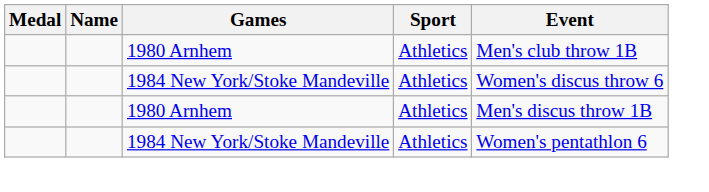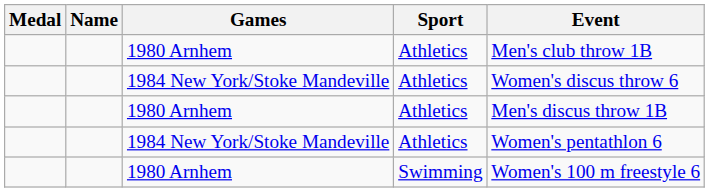+ row: (179, 171)
